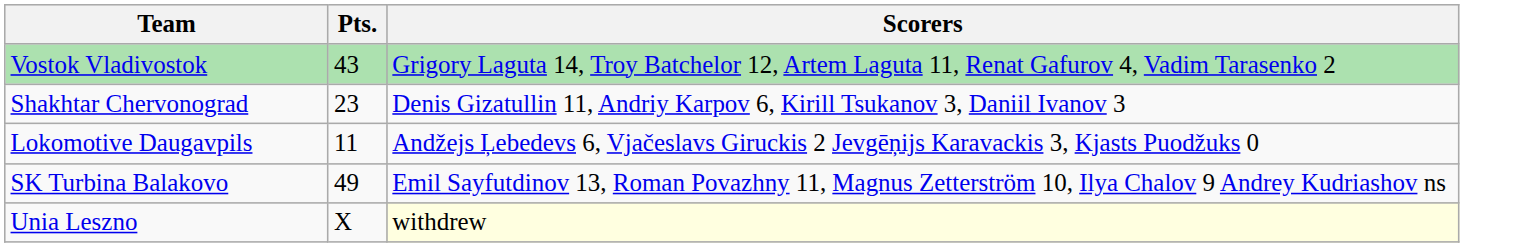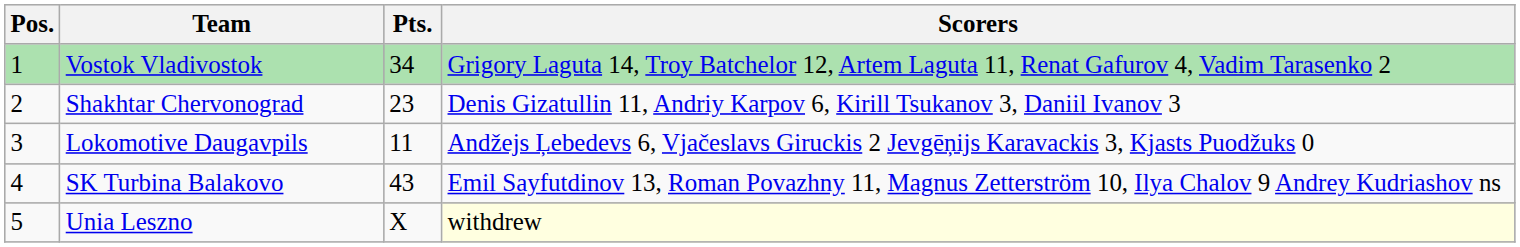+ column: (32, 24)
(347, 63) 43 -> (402, 63) 34
(347, 182) 49 -> (402, 182) 43
